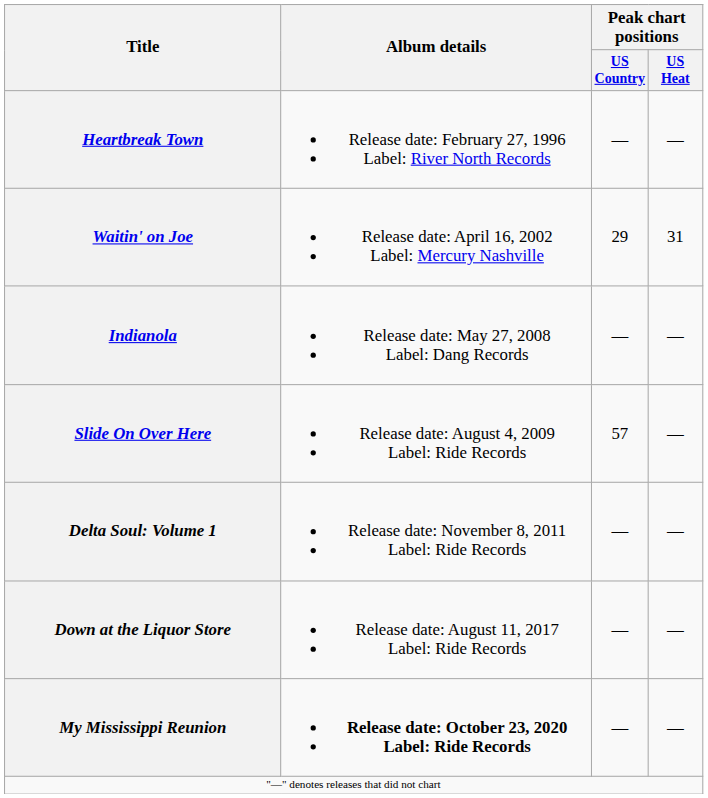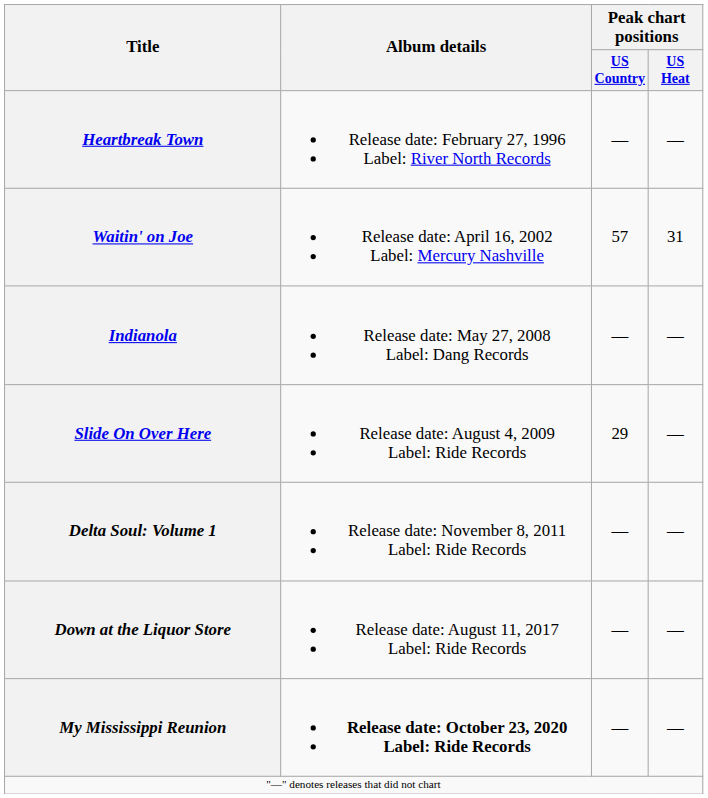(620, 237) 29 -> (620, 237) 57
(620, 433) 57 -> (620, 433) 29
